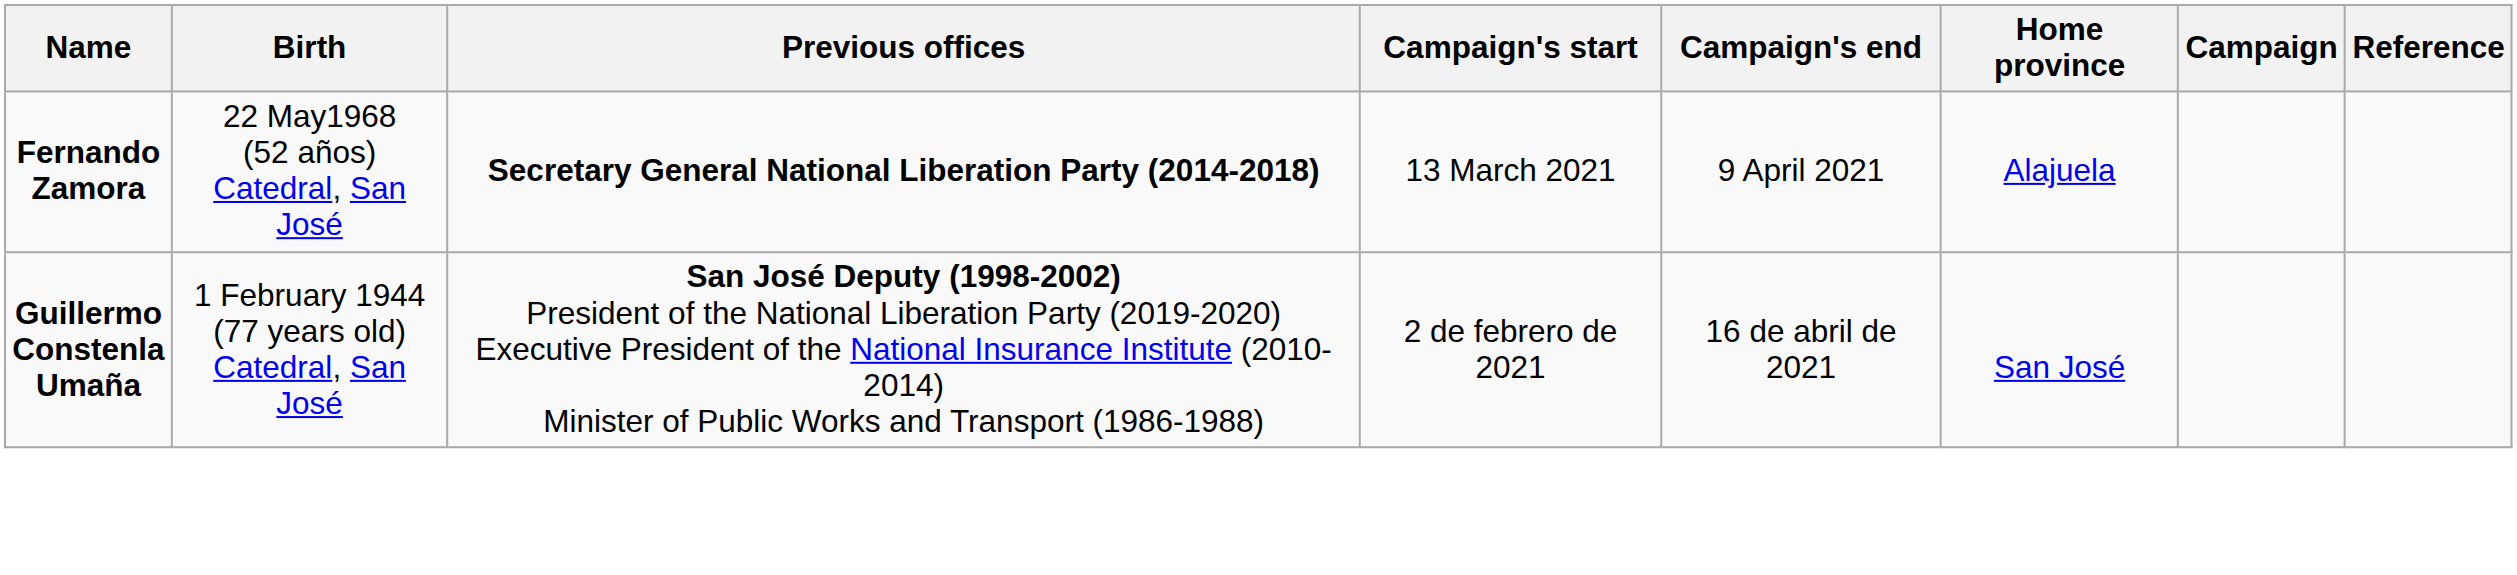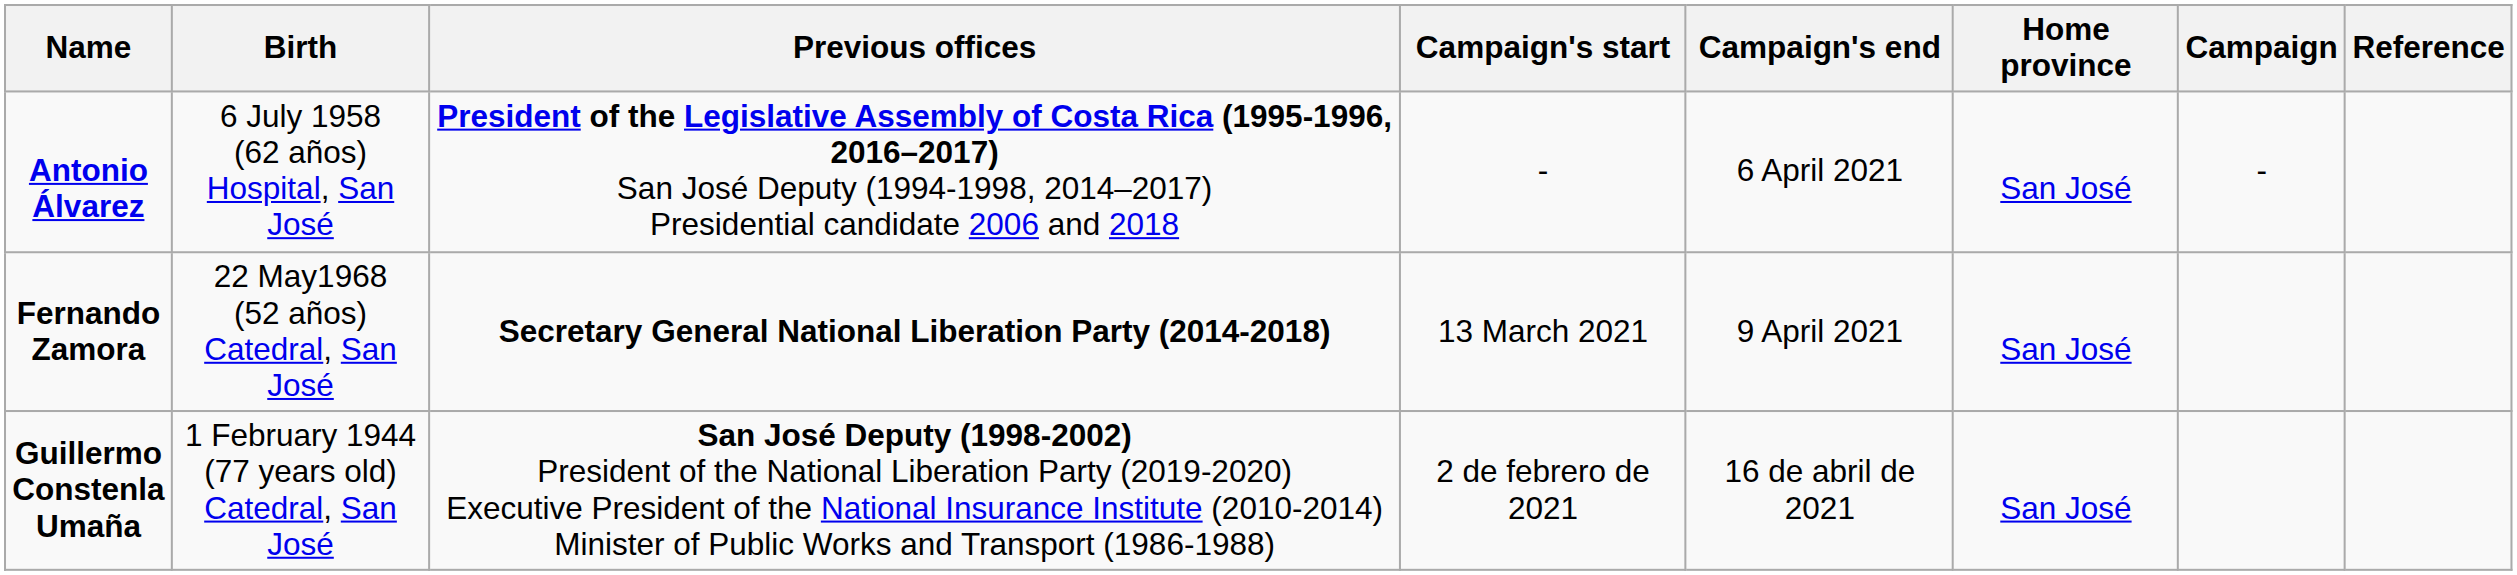+ row: (88, 188)
(2060, 170) Alajuela -> (2066, 348) San José
